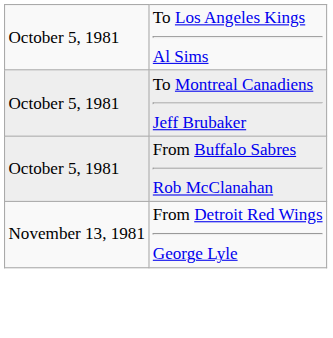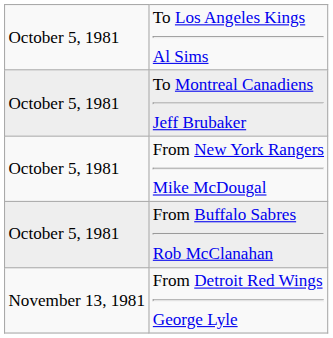+ row: (238, 168)
